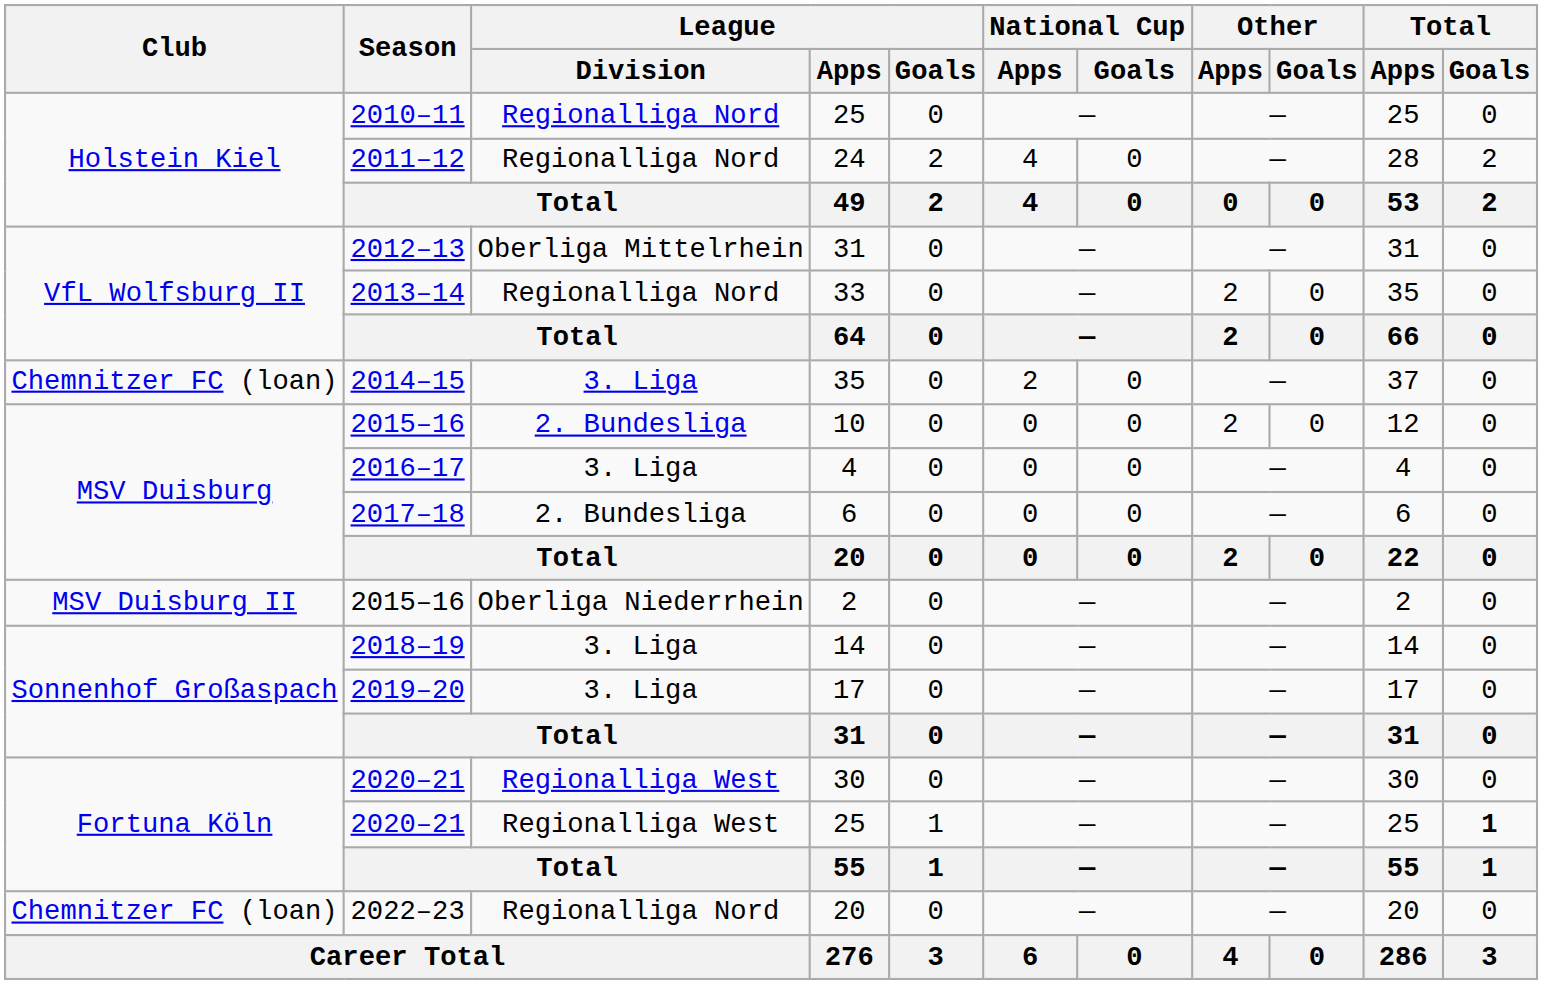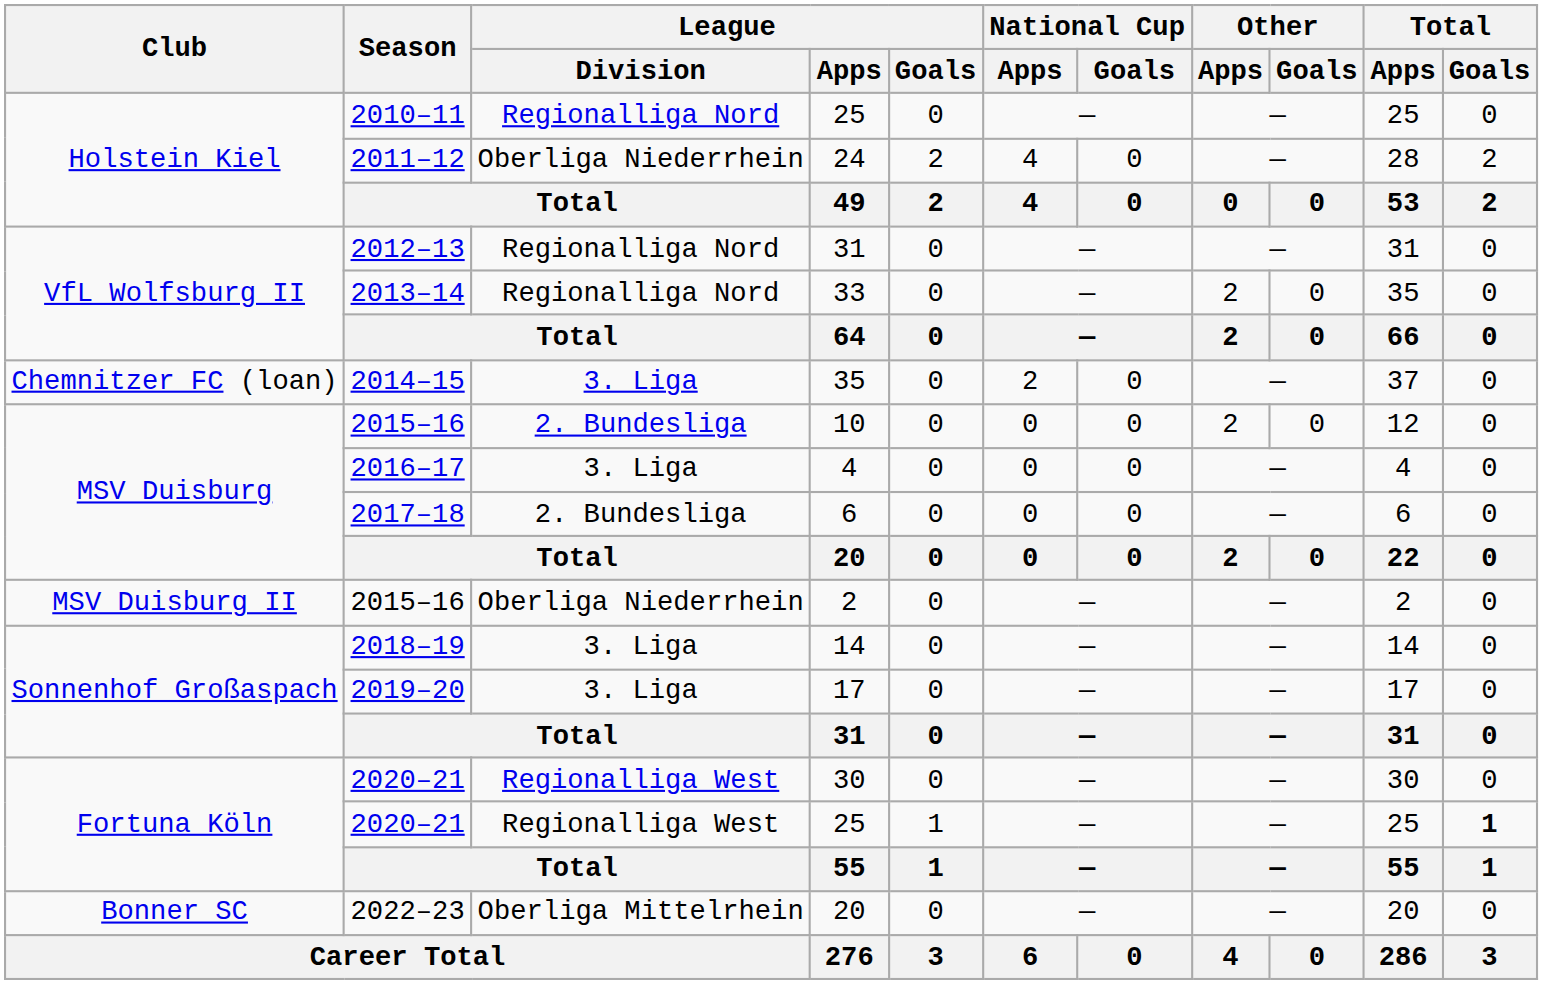(641, 160) Regionalliga Nord -> (641, 160) Oberliga Niederrhein
(641, 249) Oberliga Mittelrhein -> (641, 249) Regionalliga Nord
(175, 913) Chemnitzer FC (loan) -> (175, 913) Bonner SC
(641, 913) Regionalliga Nord -> (641, 913) Oberliga Mittelrhein
